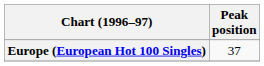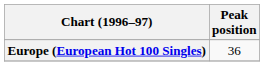(234, 50) 37 -> (234, 50) 36
